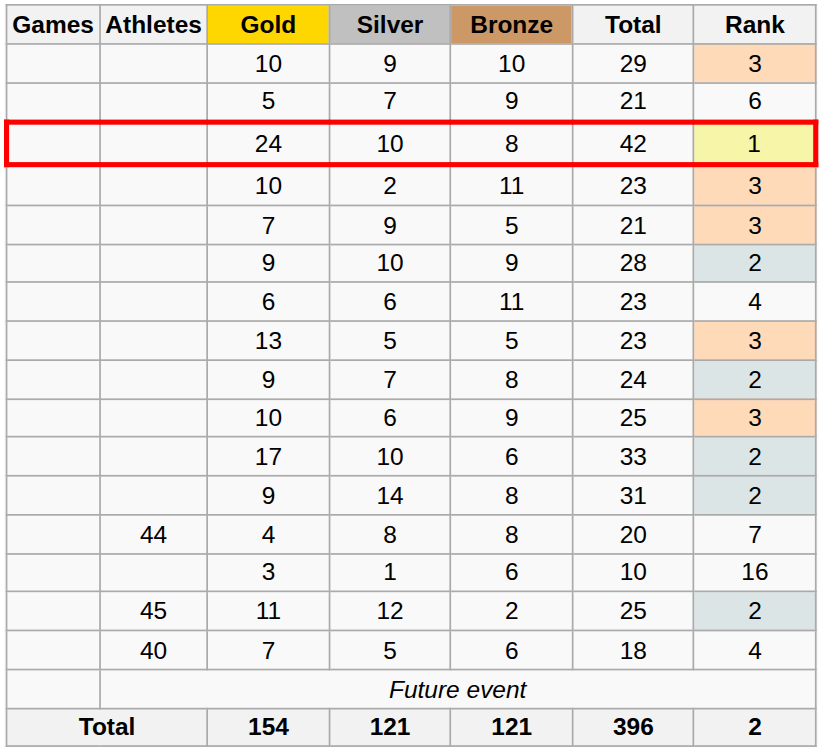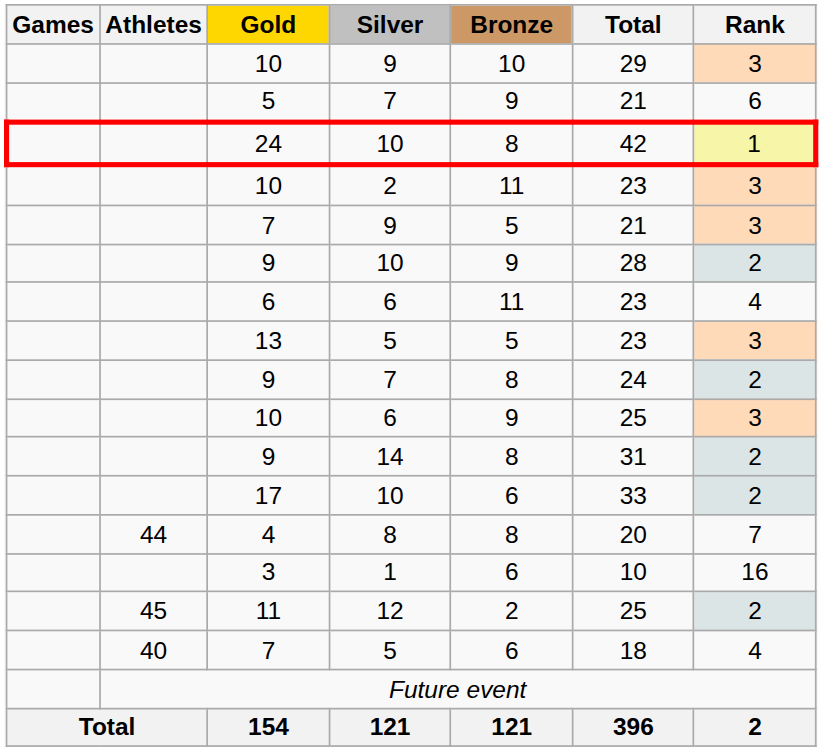rows swapped: (268, 457) <-> (268, 495)
